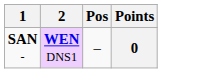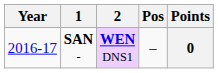+ column: (32, 16)
